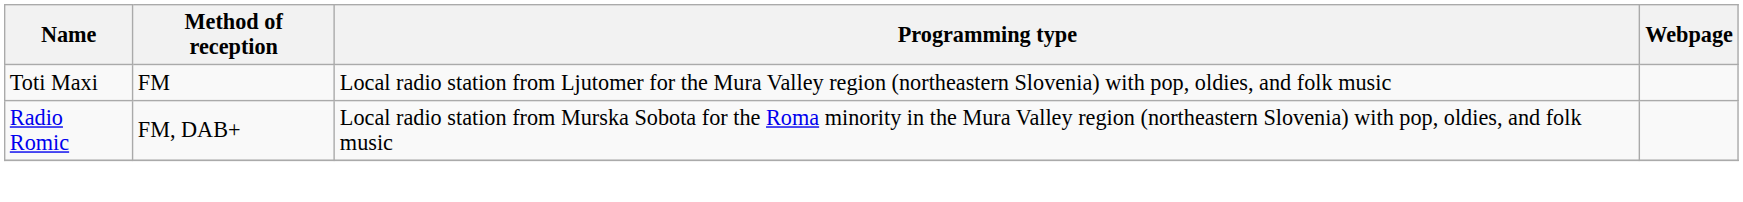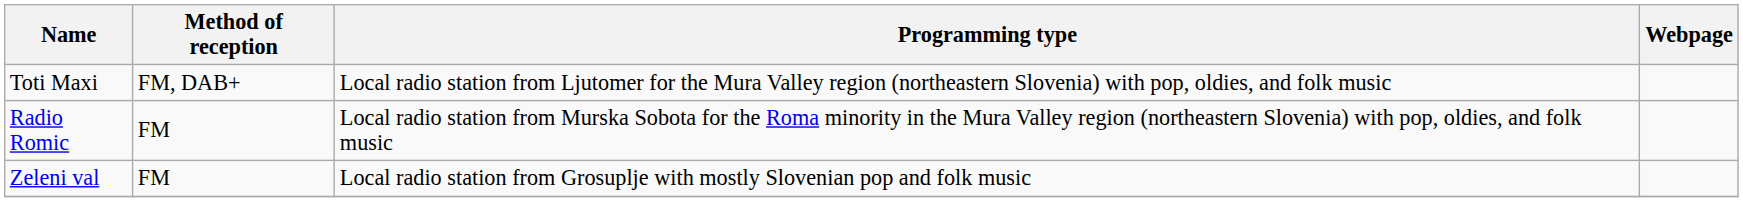(154, 82) FM -> (189, 82) FM, DAB+
(189, 130) FM, DAB+ -> (154, 130) FM
+ row: (55, 177)
